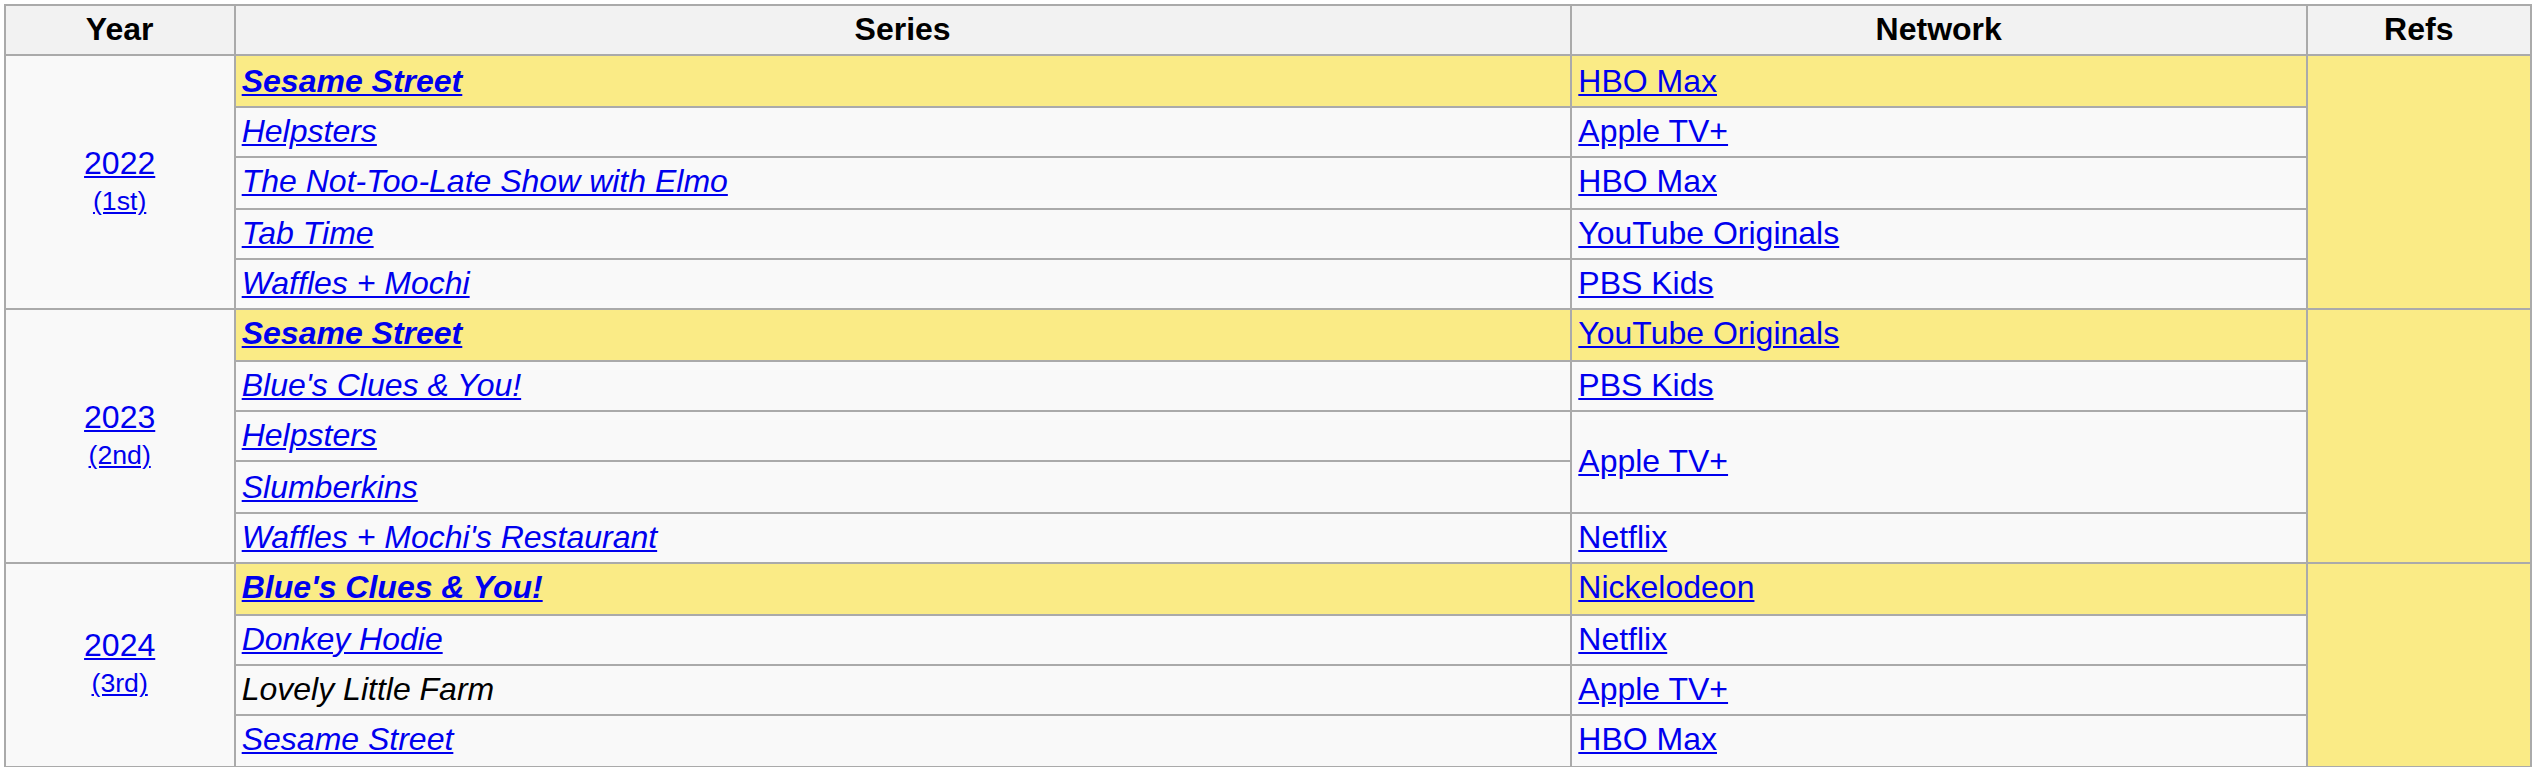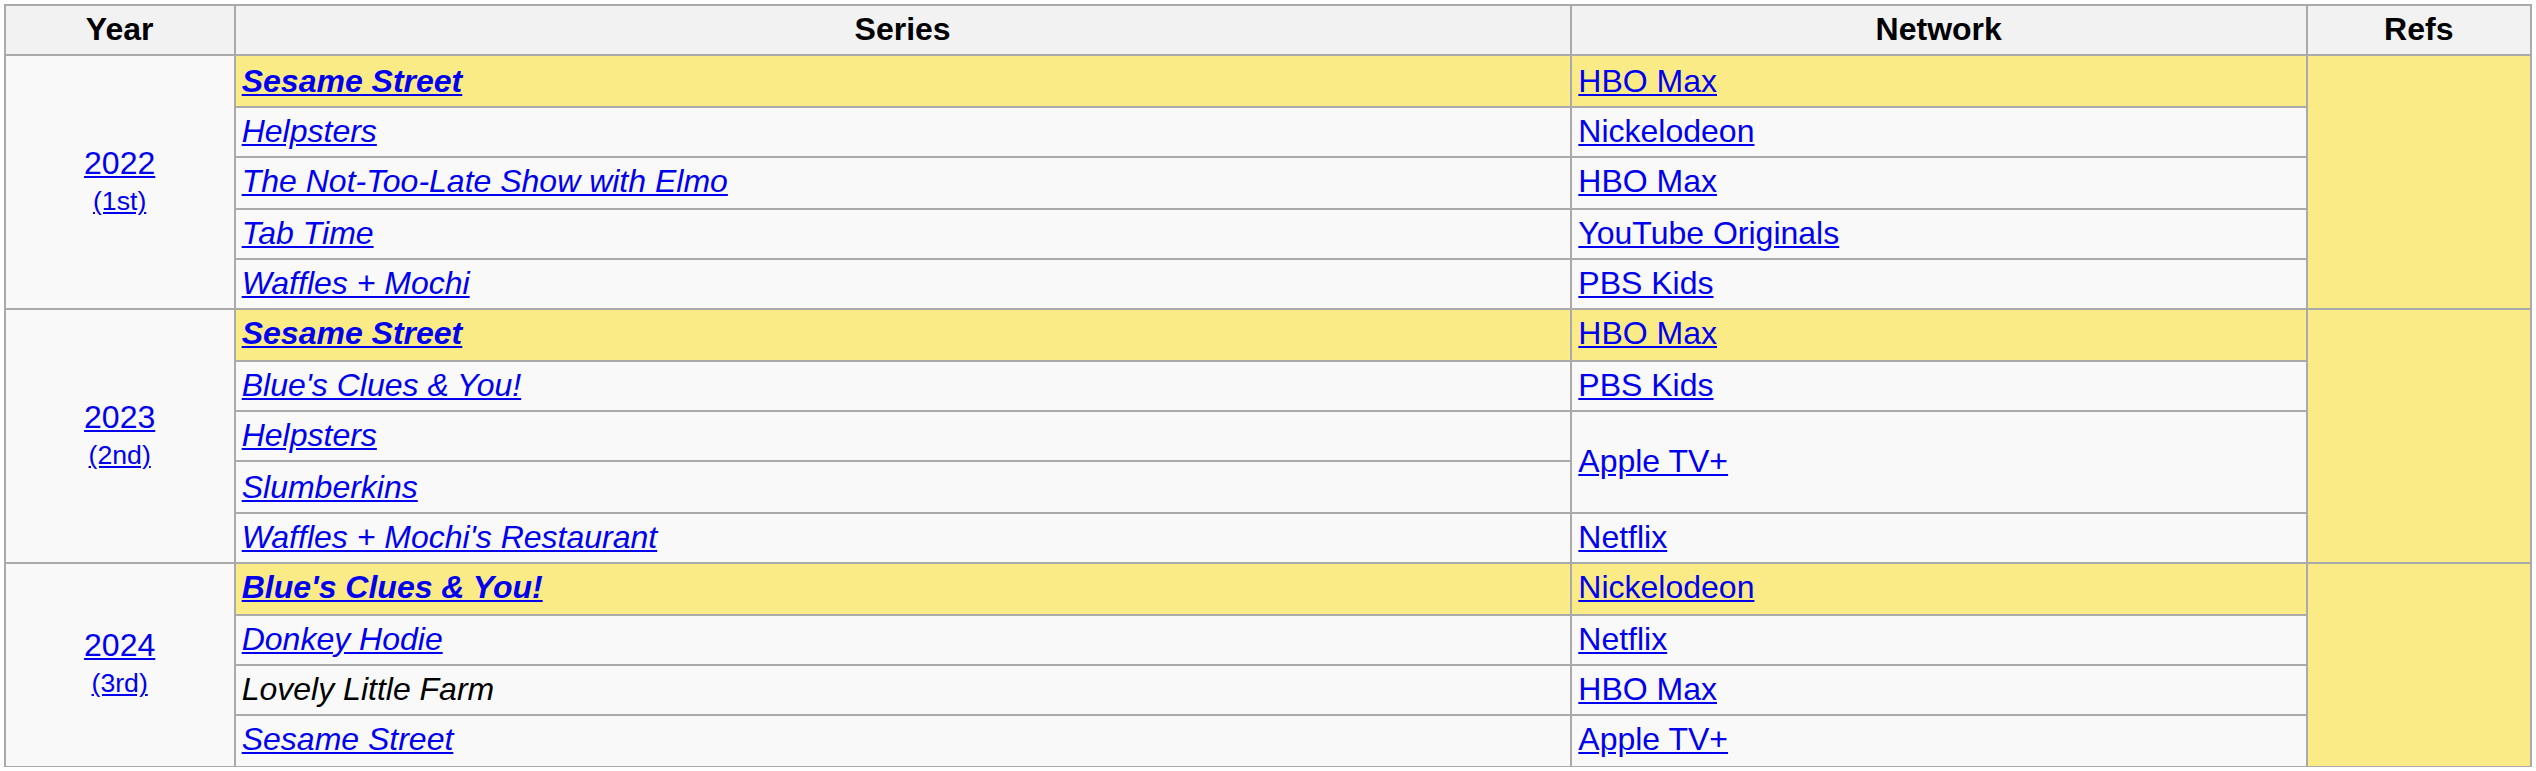(1653, 131) Apple TV+ -> (1666, 131) Nickelodeon
(1709, 334) YouTube Originals -> (1648, 334) HBO Max
(1653, 689) Apple TV+ -> (1648, 689) HBO Max
(1648, 740) HBO Max -> (1653, 740) Apple TV+
